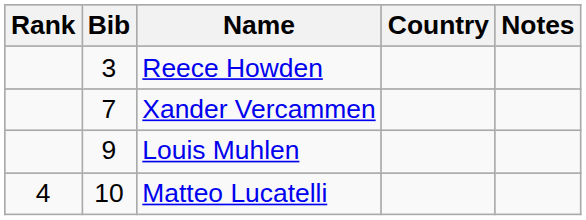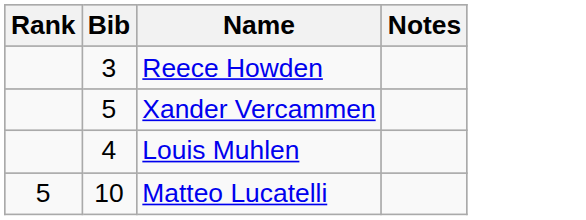- column: (438, 25)
(109, 109) 7 -> (109, 109) 5
(109, 151) 9 -> (109, 151) 4
(43, 192) 4 -> (43, 192) 5
